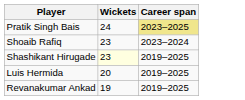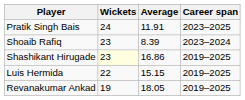+ column: (159, 12)
(165, 27) khaki background -> (207, 27) no background
(105, 73) 20 -> (105, 73) 22
